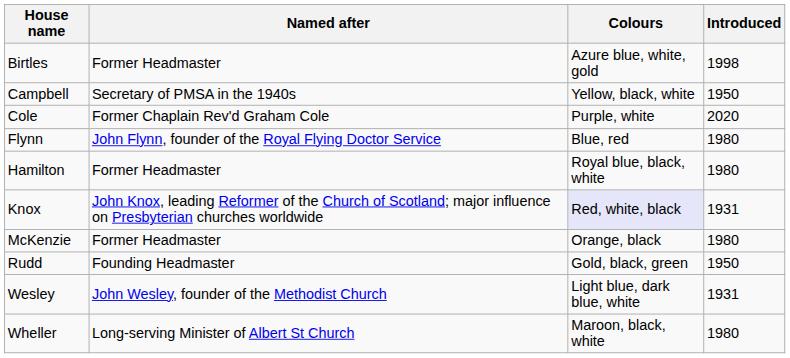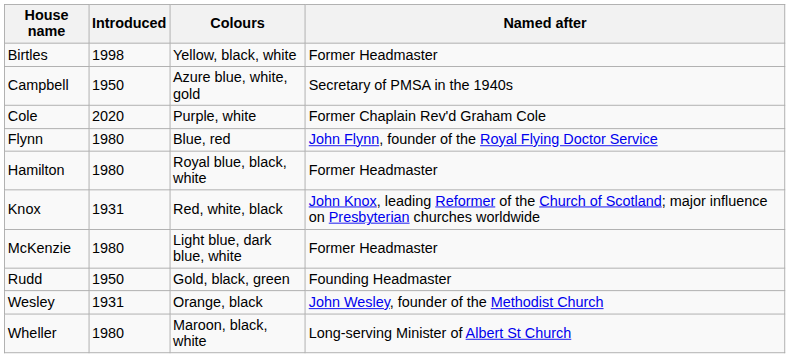columns swapped: (328, 24) <-> (744, 24)
(629, 63) Azure blue, white, gold -> (235, 54) Yellow, black, white
(633, 93) Yellow, black, white -> (230, 85) Azure blue, white, gold
(626, 209) lavender background -> (228, 209) no background
(616, 240) Orange, black -> (222, 248) Light blue, dark blue, white
(620, 294) Light blue, dark blue, white -> (218, 302) Orange, black
